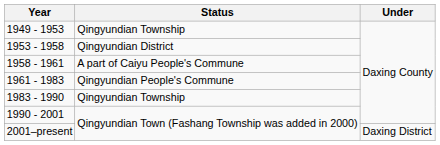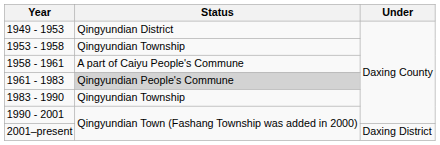(131, 30) Qingyundian Township -> (125, 30) Qingyundian District
(125, 47) Qingyundian District -> (131, 47) Qingyundian Township
(156, 81) no background -> (156, 81) lightgrey background
